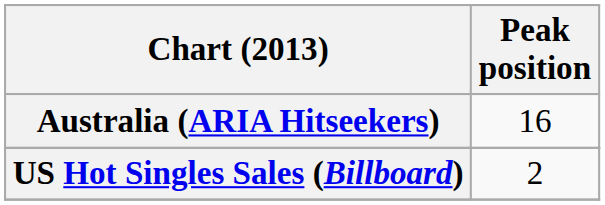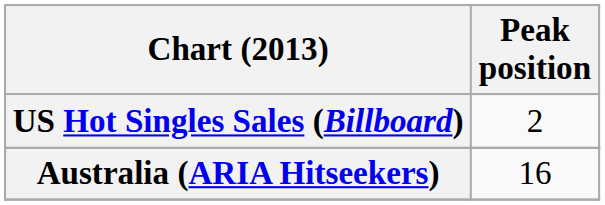rows swapped: (238, 120) <-> (238, 173)
